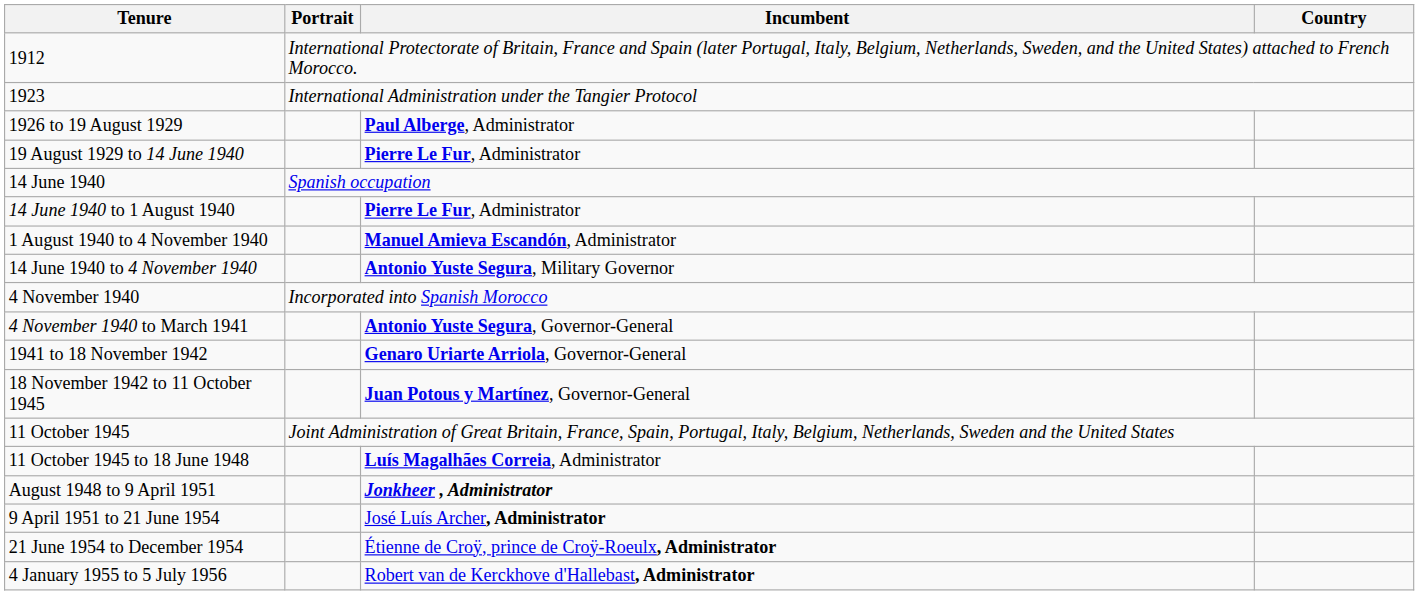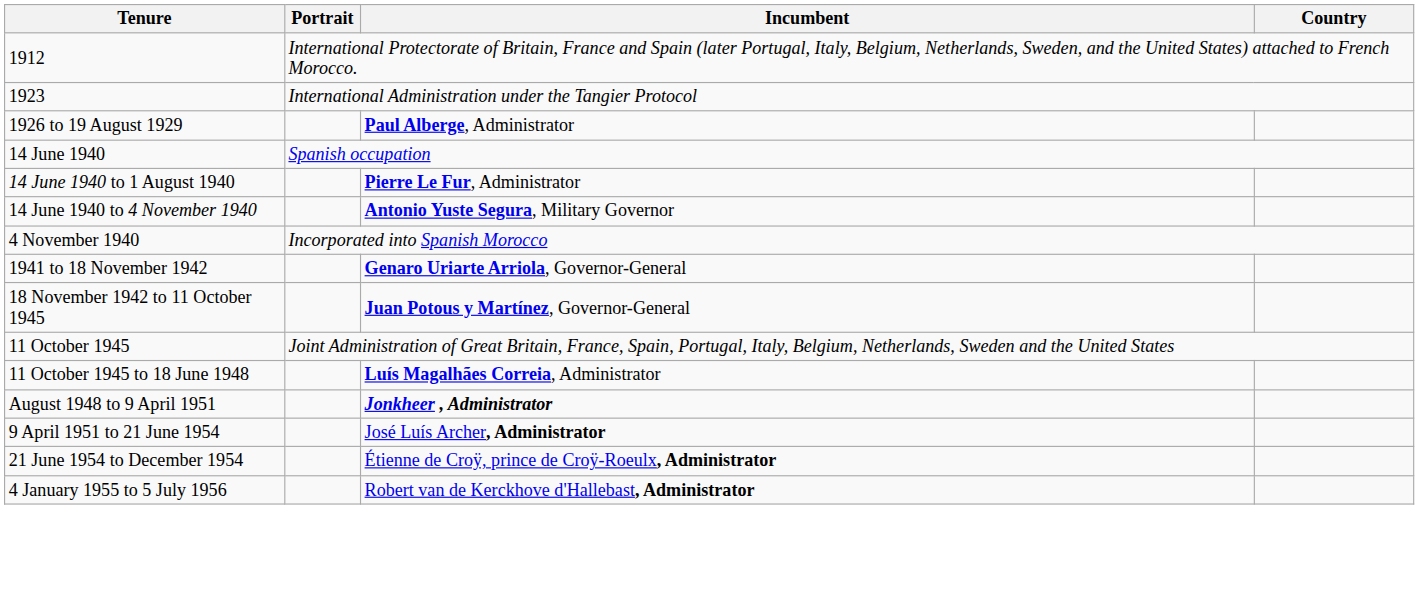- row: (126, 153)
- row: (138, 239)
- row: (128, 325)
